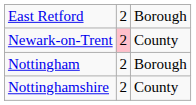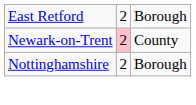- row: (44, 64)
(156, 87) County -> (160, 64) Borough
